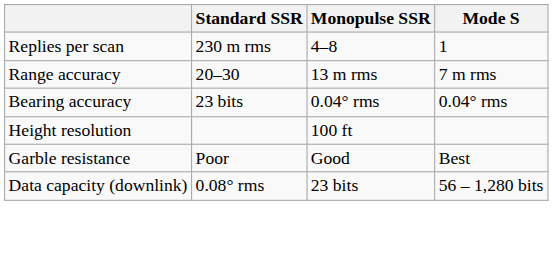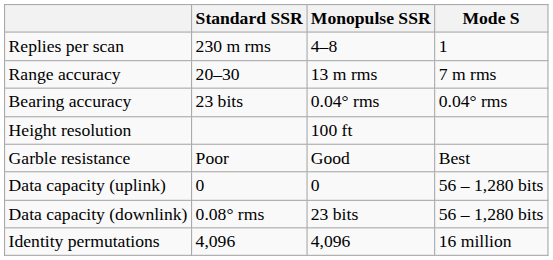+ row: (87, 185)
+ row: (84, 241)
